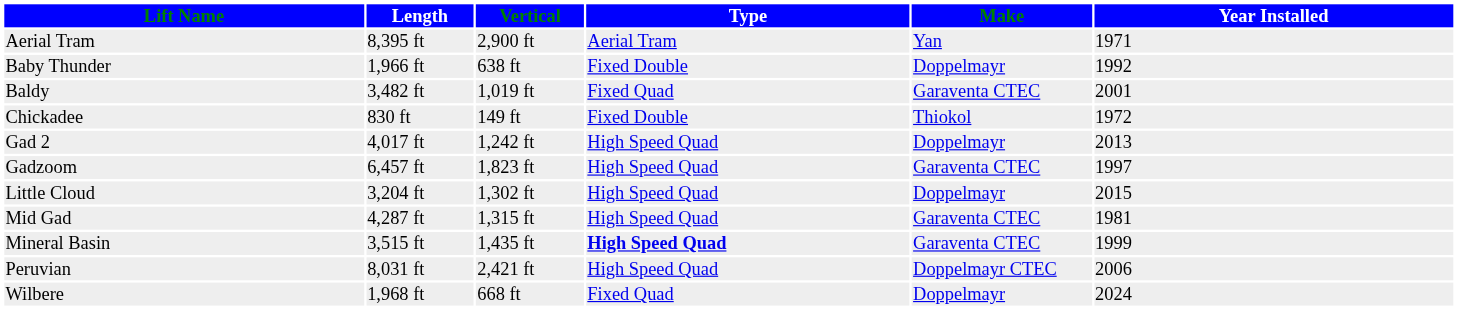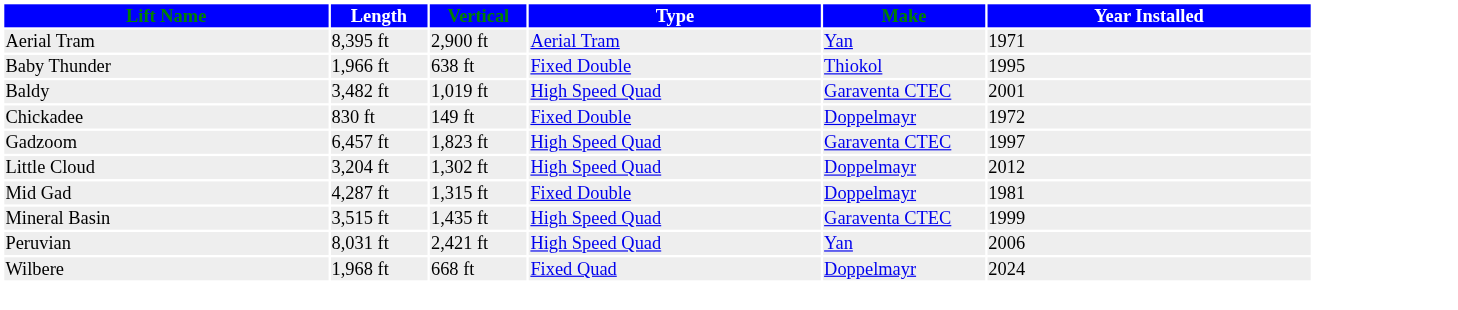(959, 66) Doppelmayr -> (853, 66) Thiokol
(1113, 66) 1992 -> (1007, 66) 1995
(631, 91) Fixed Quad -> (596, 91) High Speed Quad
(942, 116) Thiokol -> (870, 116) Doppelmayr
- row: (28, 142)
(1113, 192) 2015 -> (1007, 167) 2012
(653, 218) High Speed Quad -> (581, 192) Fixed Double
(977, 218) Garaventa CTEC -> (870, 192) Doppelmayr
(657, 243) bold -> (596, 218) normal
(985, 268) Doppelmayr CTEC -> (839, 243) Yan
